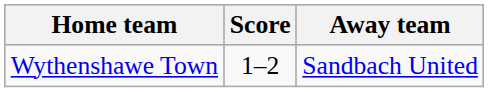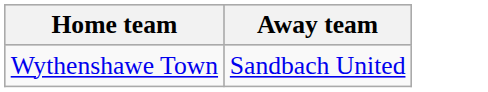- column: (260, 24)
